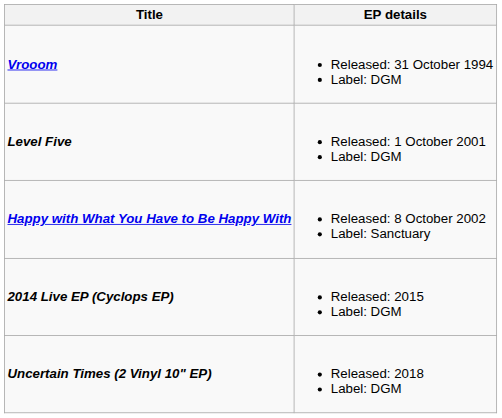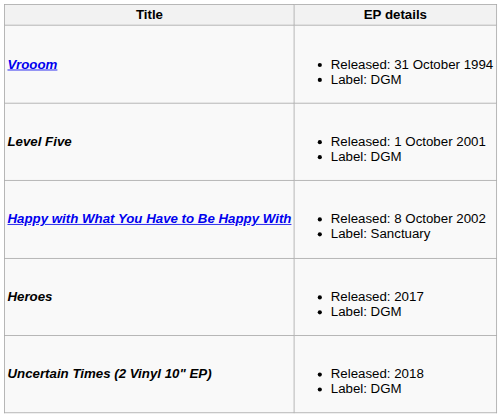- row: (91, 296)
+ row: (30, 296)
